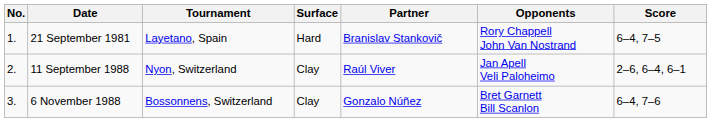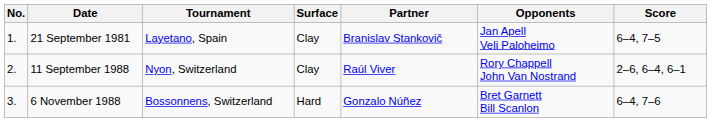(309, 38) Hard -> (308, 38) Clay
(528, 38) Rory Chappell John Van Nostrand -> (517, 38) Jan Apell Veli Paloheimo
(517, 69) Jan Apell Veli Paloheimo -> (528, 69) Rory Chappell John Van Nostrand
(308, 101) Clay -> (309, 101) Hard
